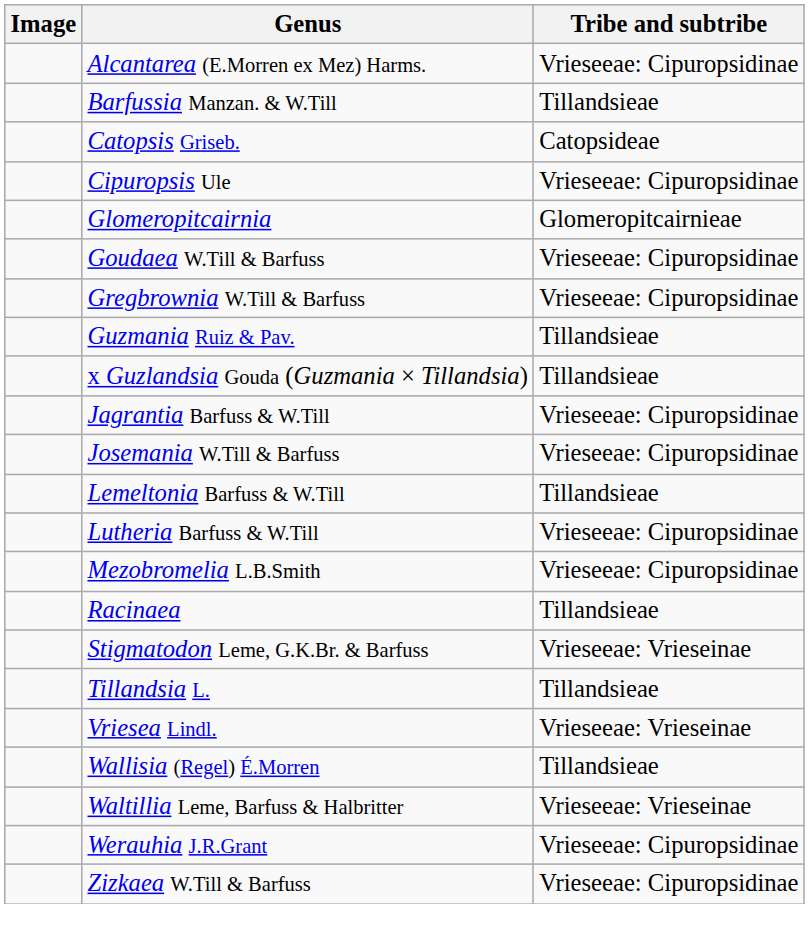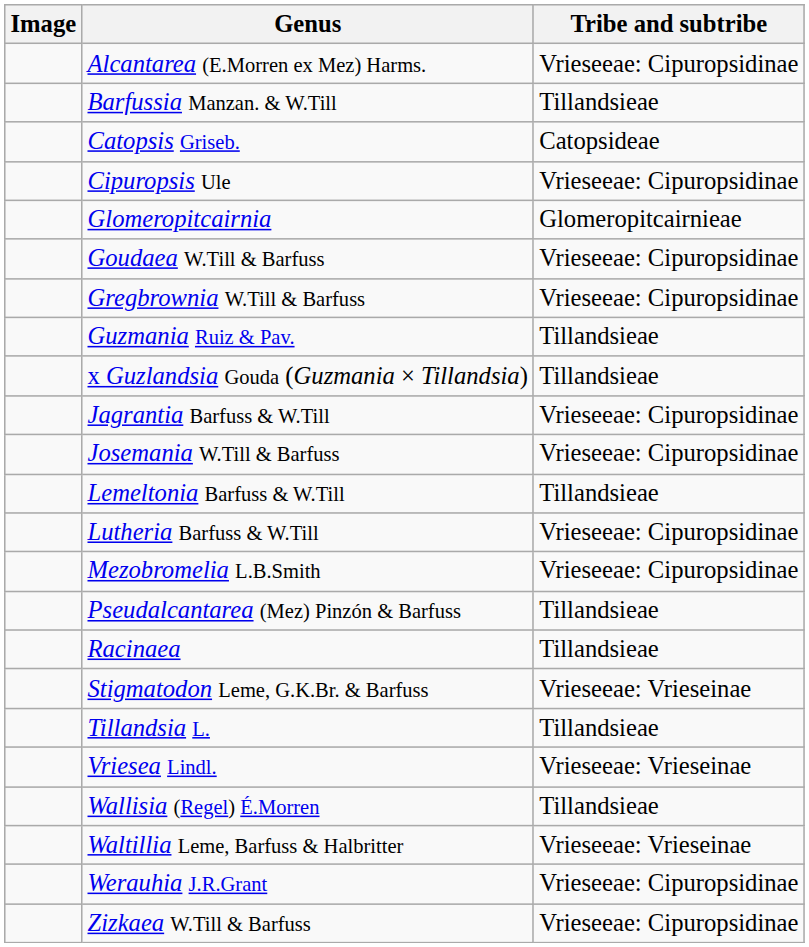+ row: (274, 610)
